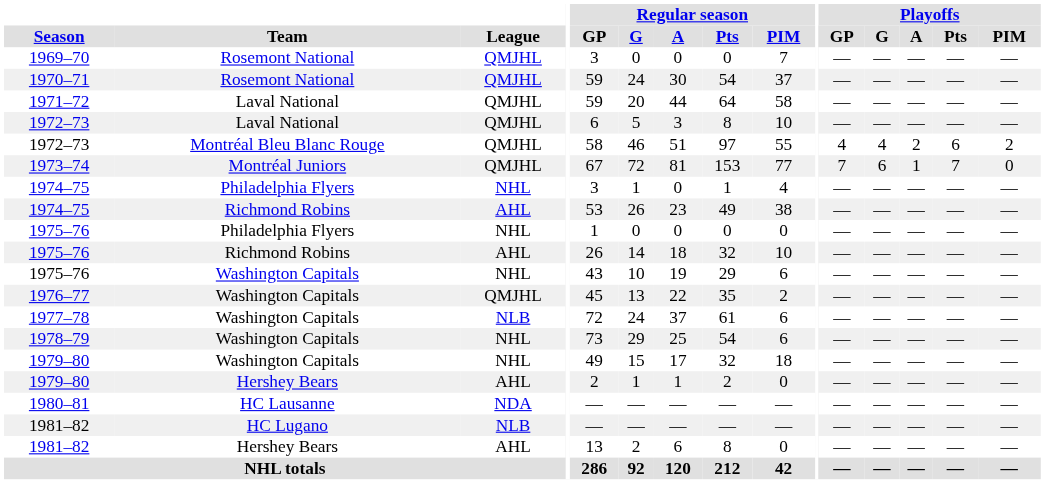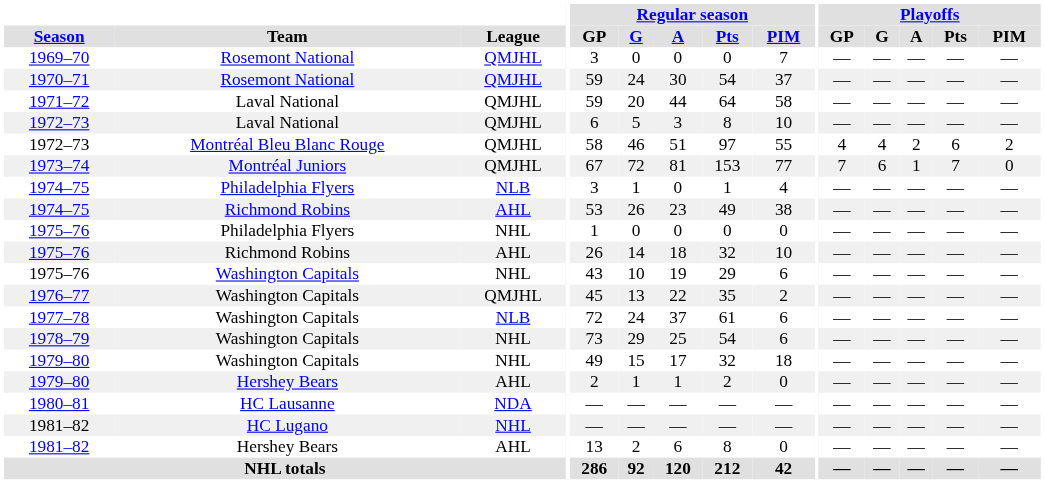(513, 187) NHL -> (513, 187) NLB
(513, 425) NLB -> (513, 425) NHL
